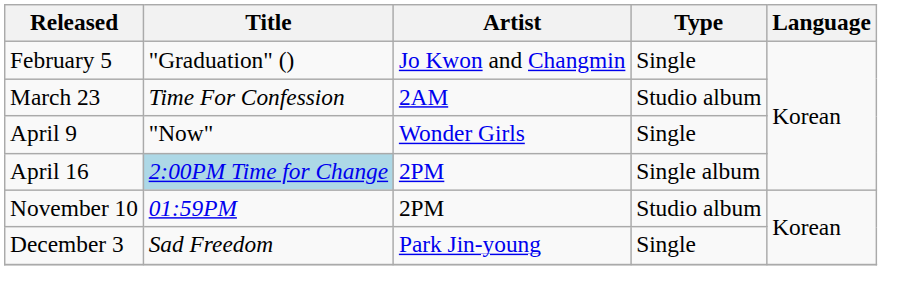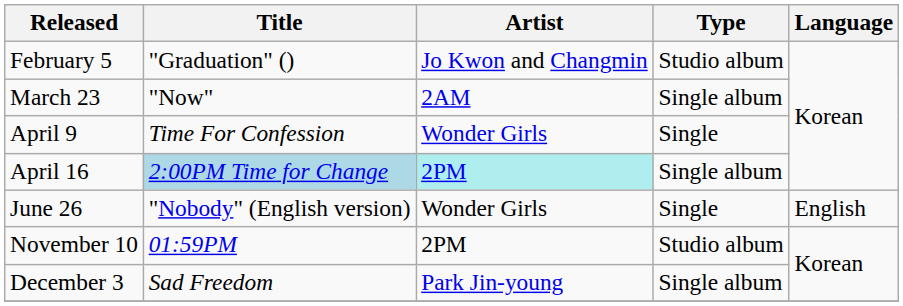(666, 60) Single -> (721, 60) Studio album
(247, 97) Time For Confession -> (181, 97) "Now"
(699, 97) Studio album -> (720, 97) Single album
(181, 134) "Now" -> (247, 134) Time For Confession
(422, 171) no background -> (444, 171) paleturquoise background
+ row: (46, 208)
(666, 245) Single -> (720, 282) Single album
